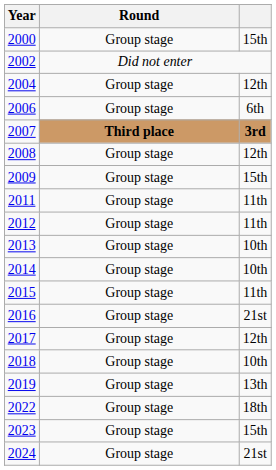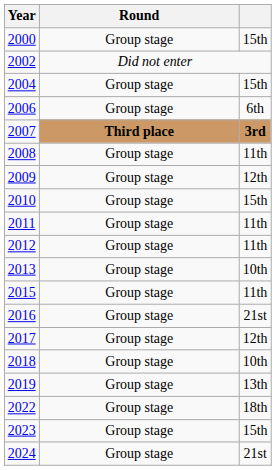(255, 85) 12th -> (255, 85) 15th
(255, 154) 12th -> (255, 154) 11th
(255, 177) 15th -> (255, 177) 12th
+ row: (22, 200)
- row: (22, 269)
